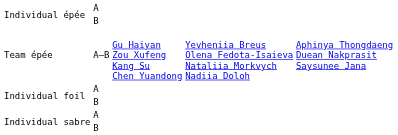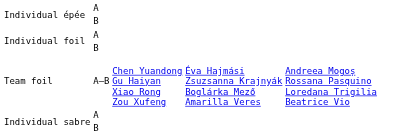- row: (28, 55)
+ row: (28, 81)
